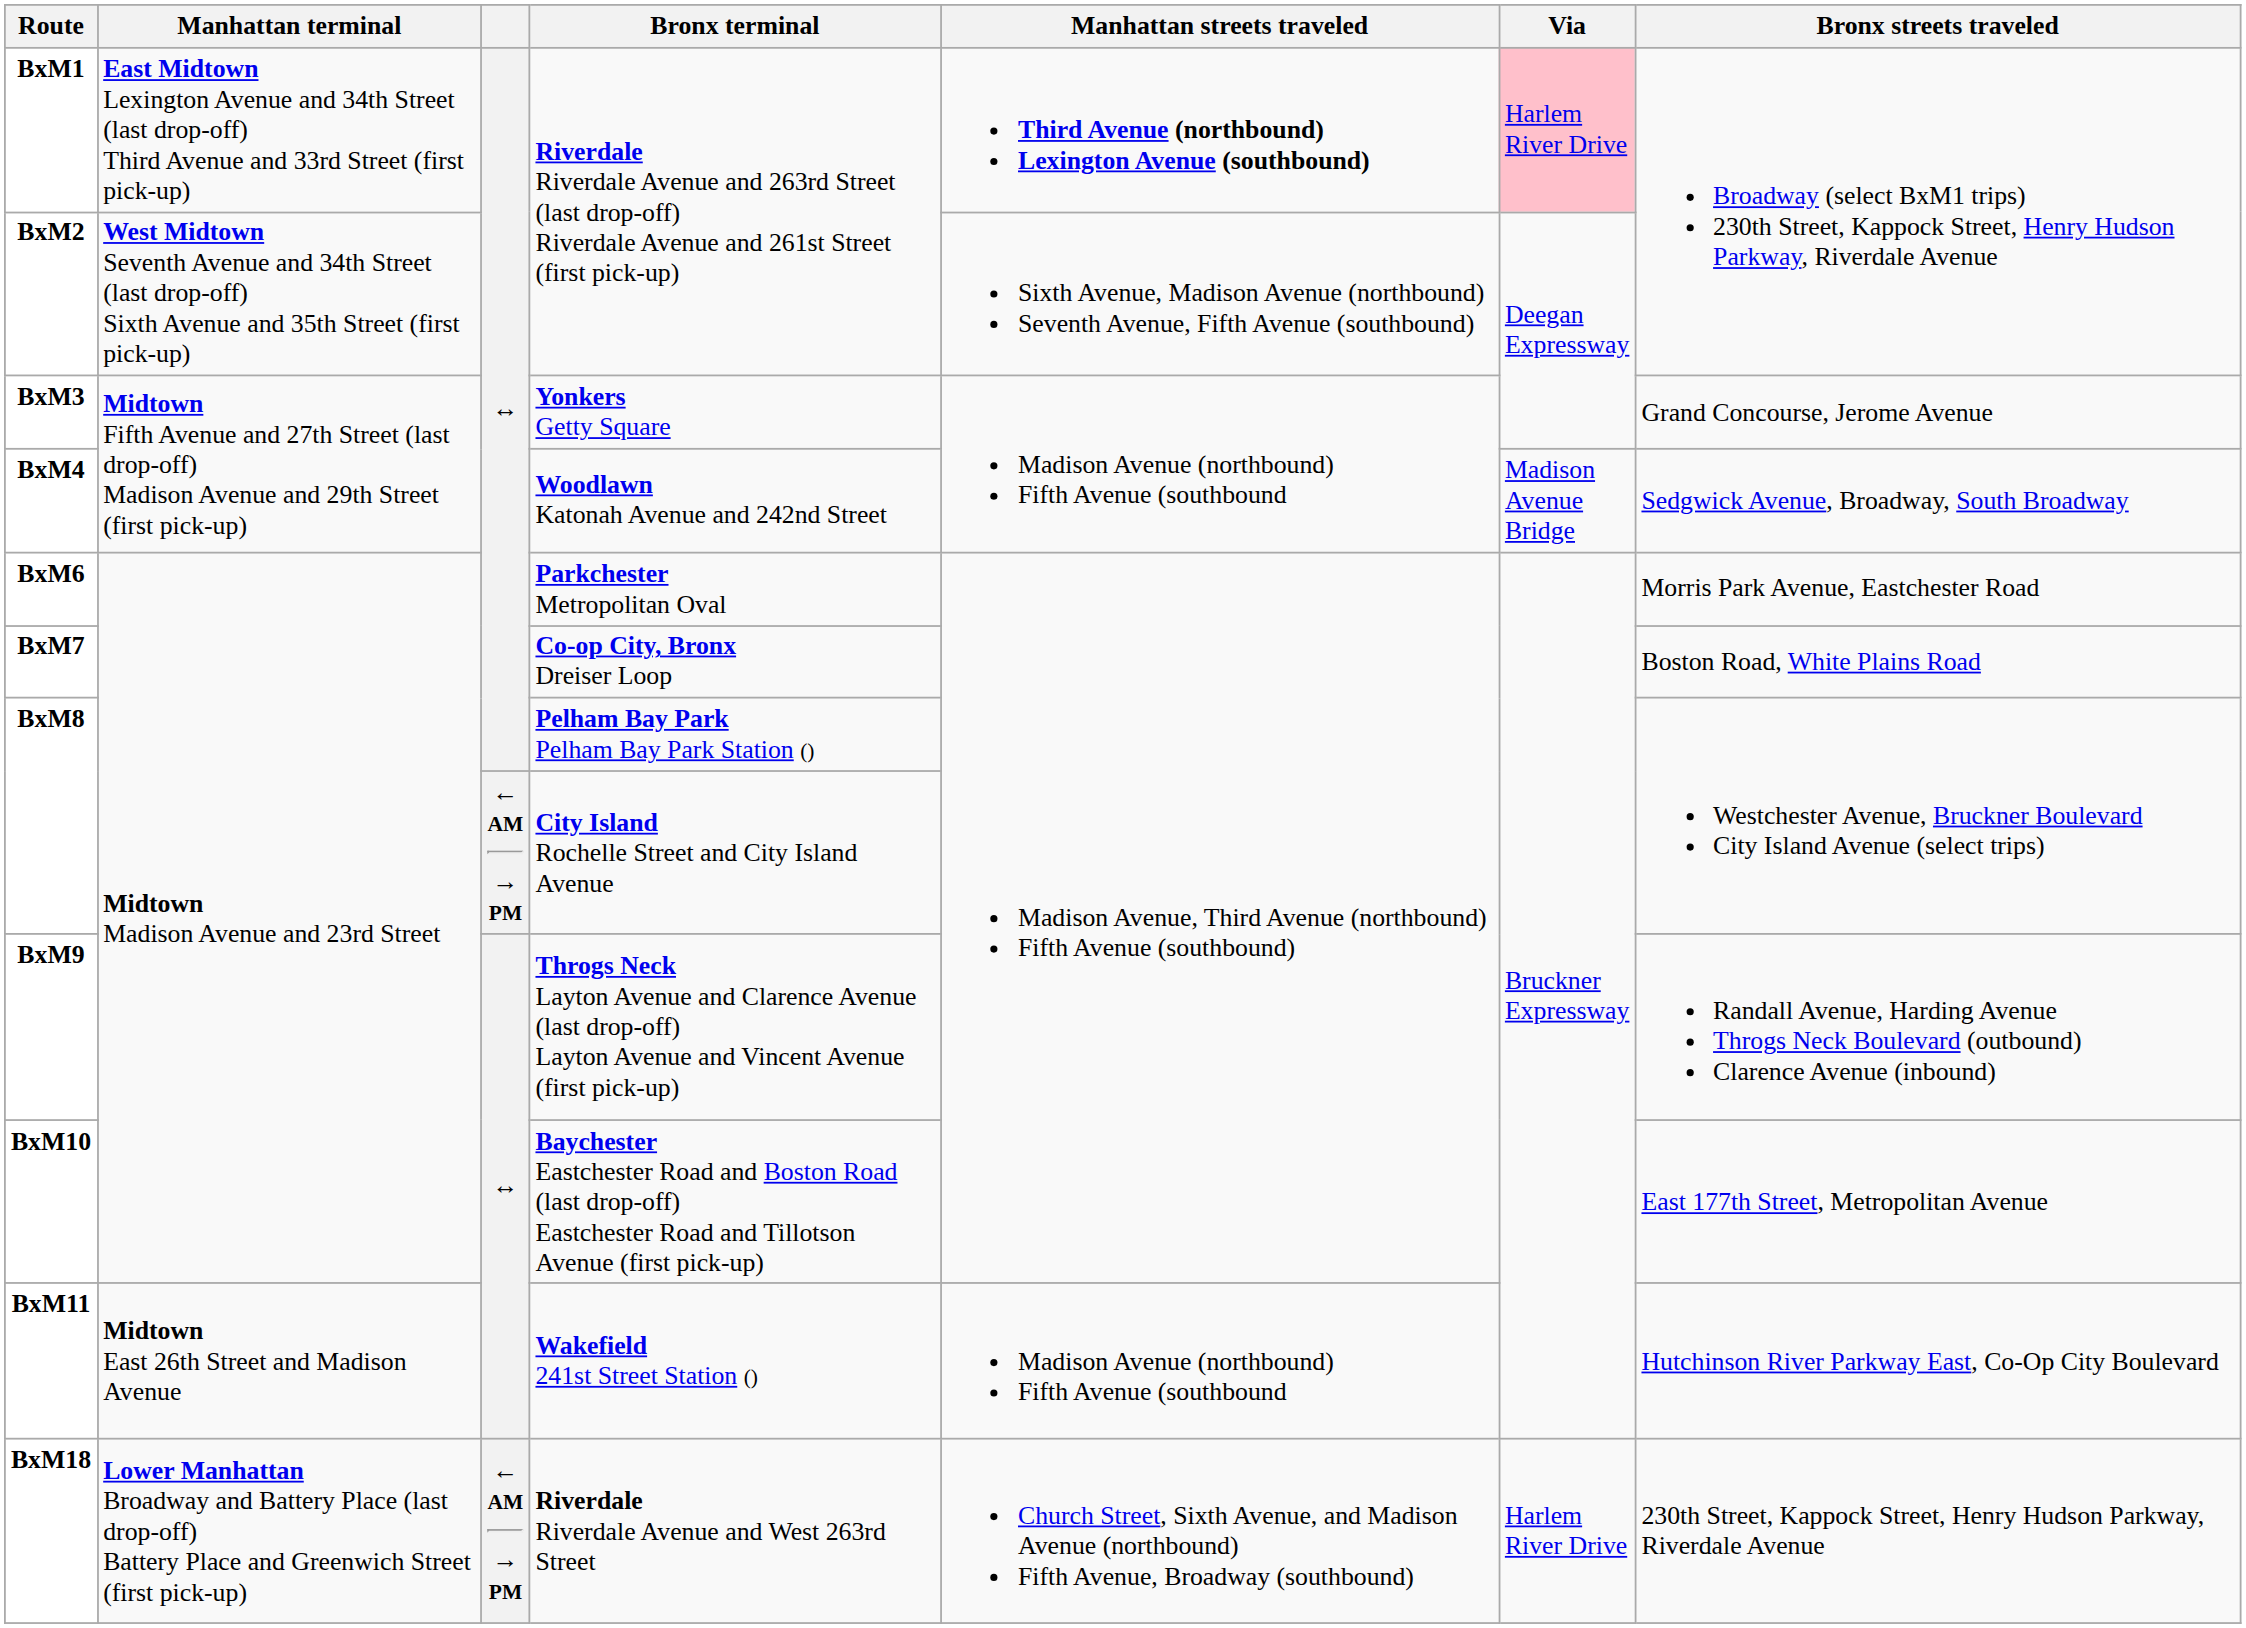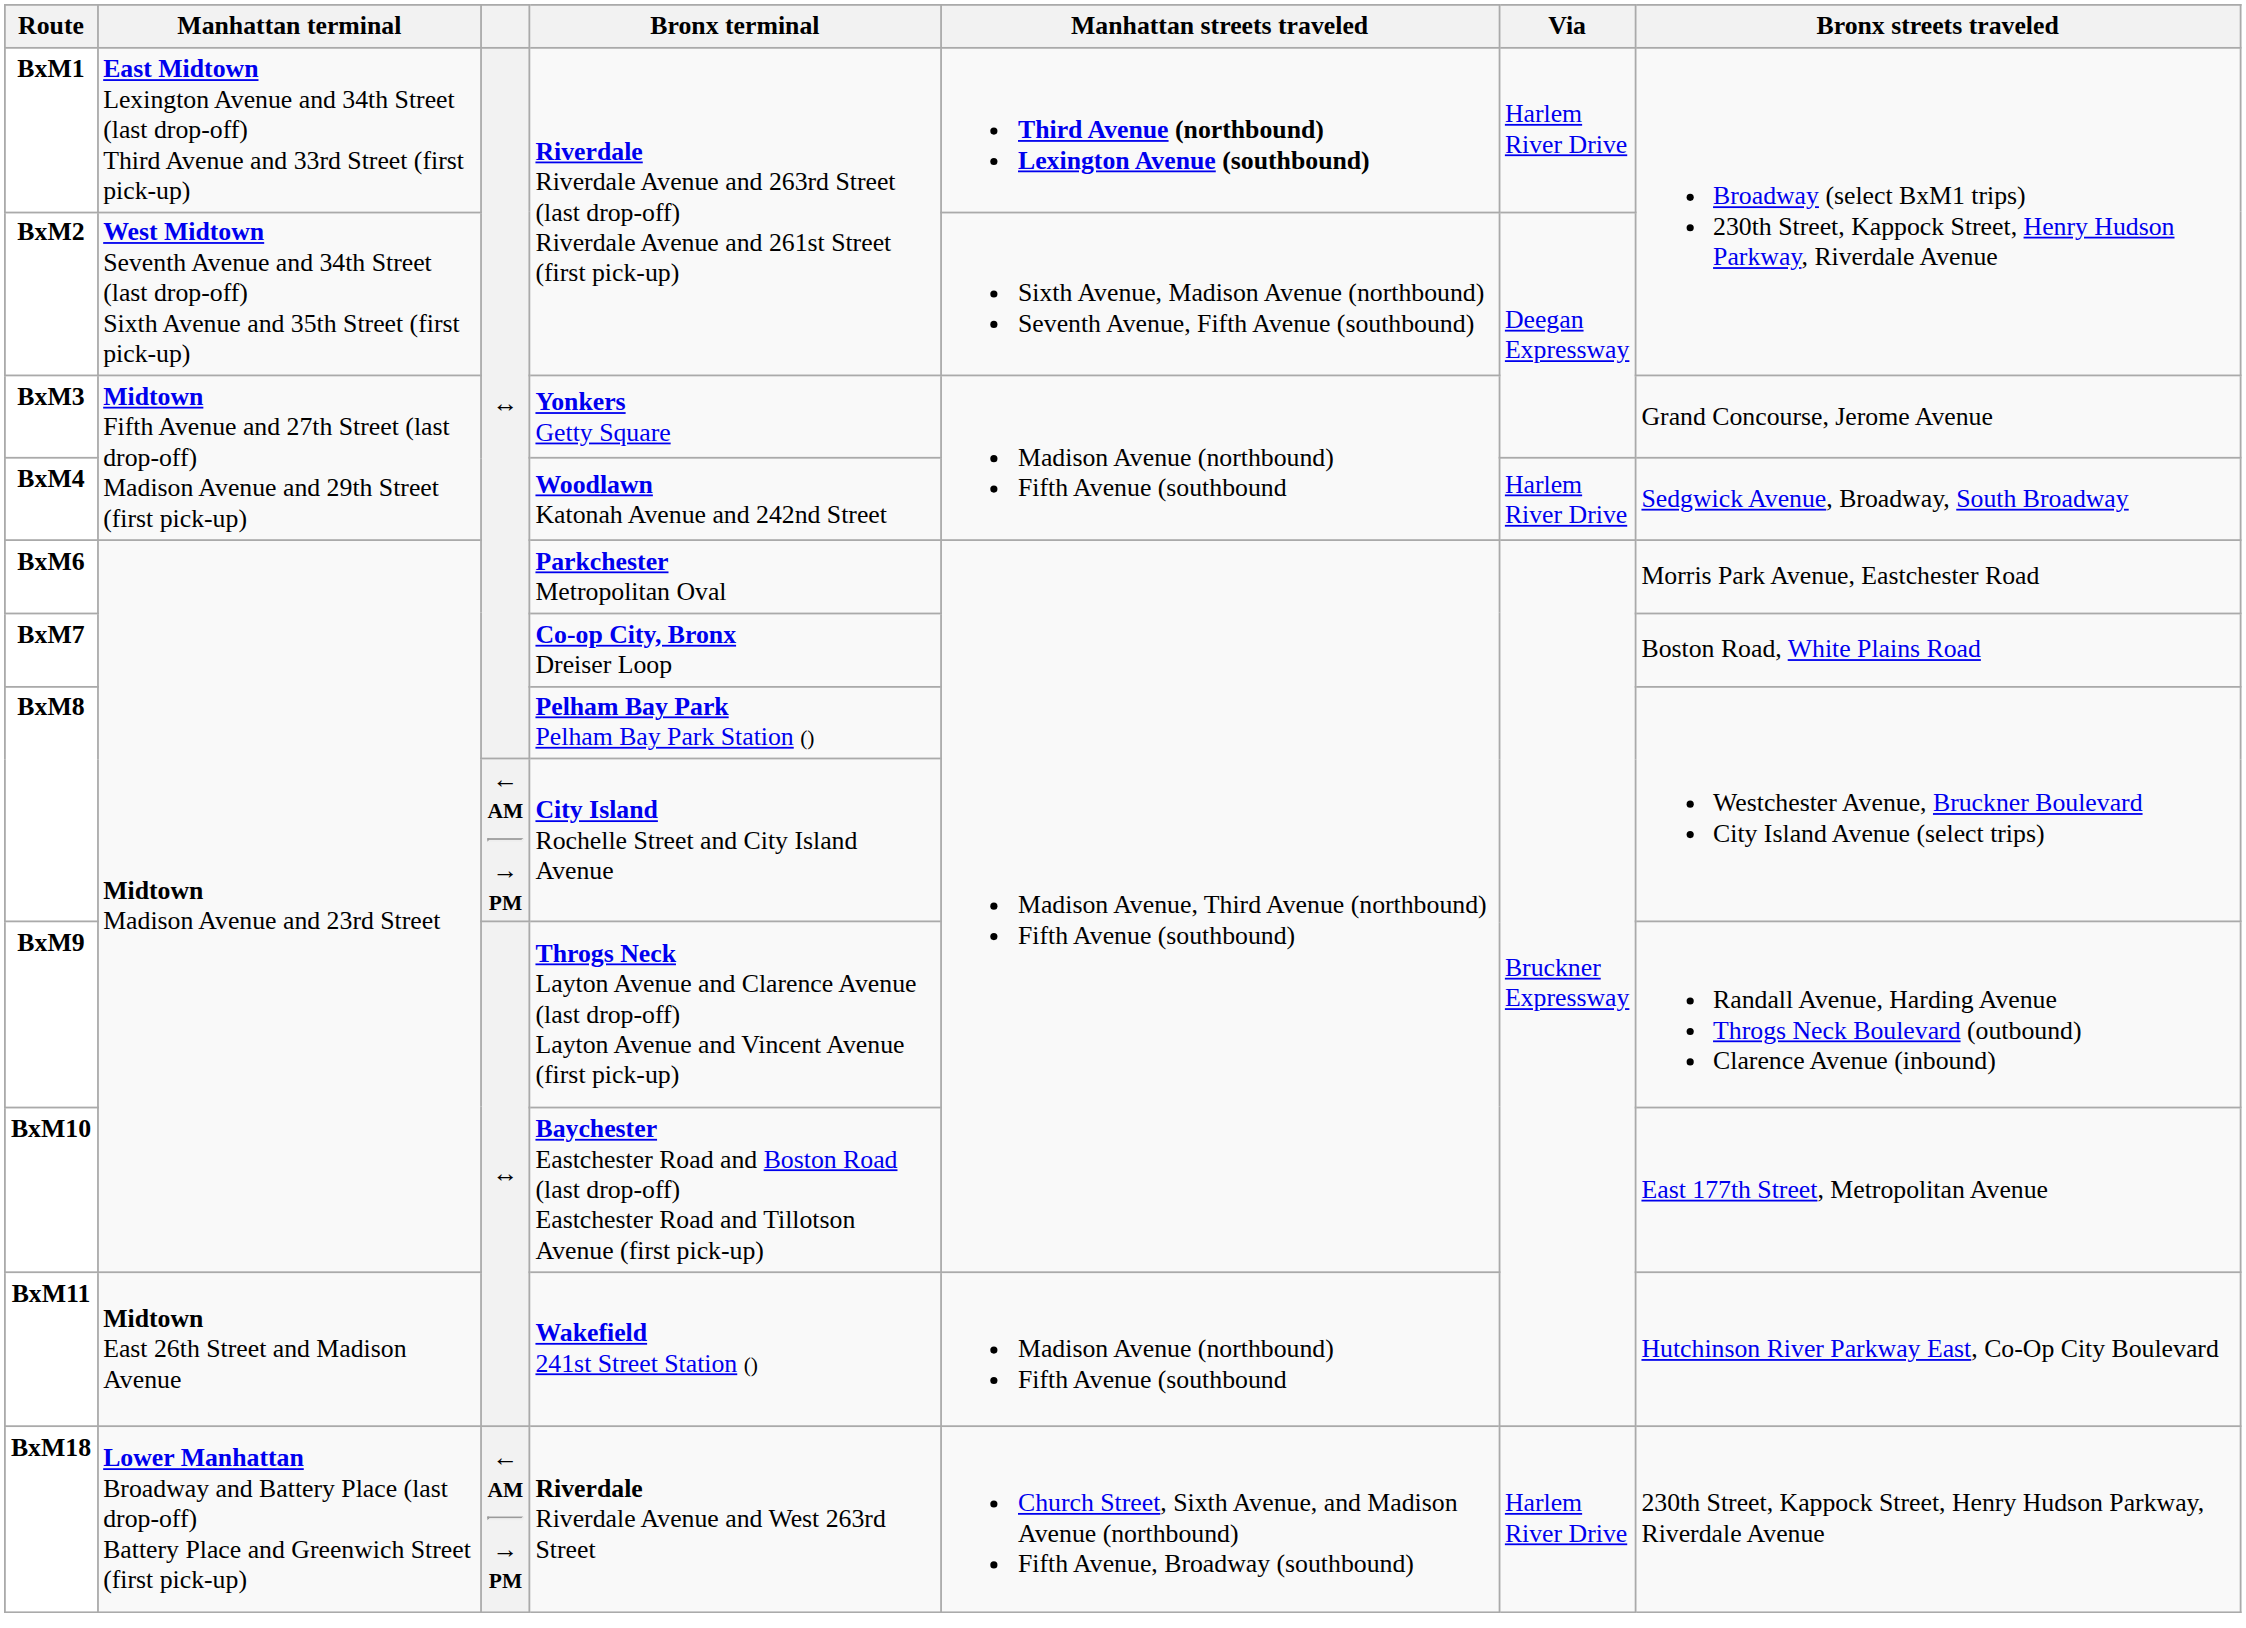(1566, 129) pink background -> (1566, 129) no background
(1550, 500) Madison Avenue Bridge -> (1566, 499) Harlem River Drive
